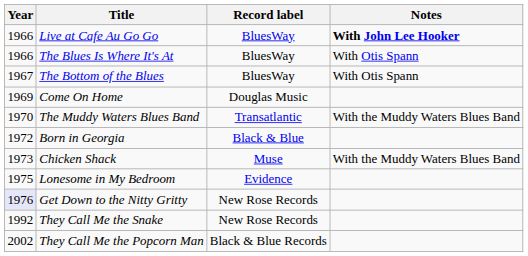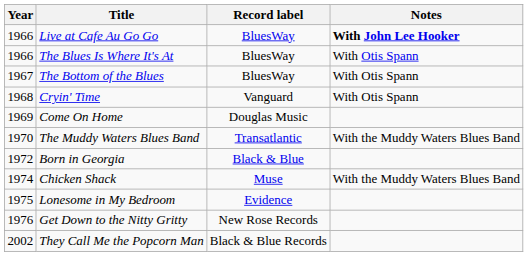+ row: (70, 96)
(20, 158) 1973 -> (20, 179) 1974
(20, 199) lavender background -> (20, 220) no background
- row: (101, 220)
